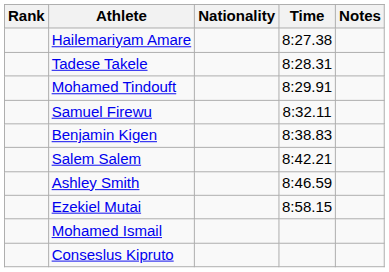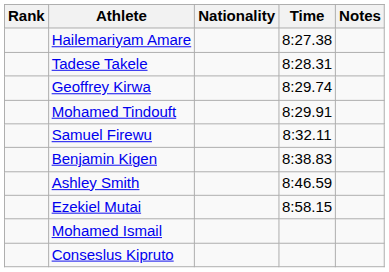+ row: (101, 87)
- row: (96, 159)
